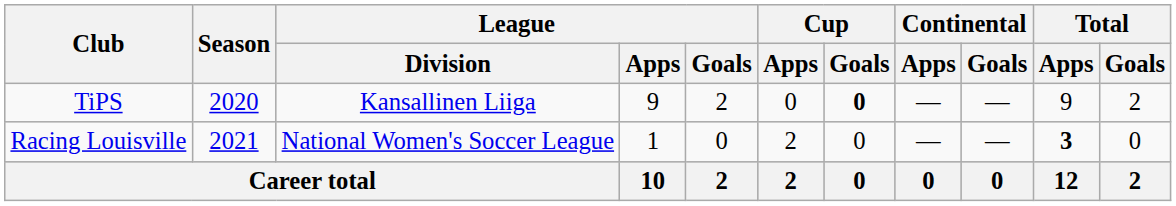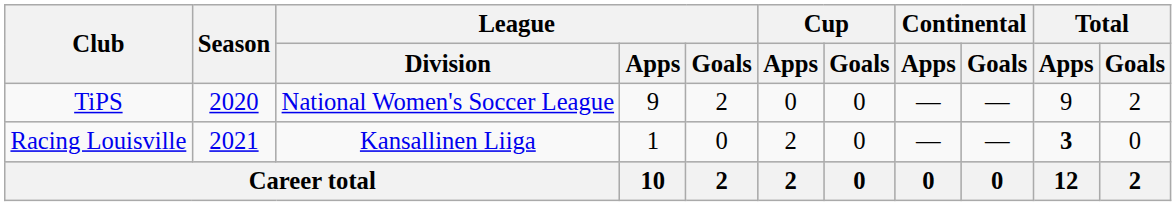(448, 102) Kansallinen Liiga -> (448, 102) National Women's Soccer League
(859, 102) bold -> (859, 102) normal
(448, 141) National Women's Soccer League -> (448, 141) Kansallinen Liiga
